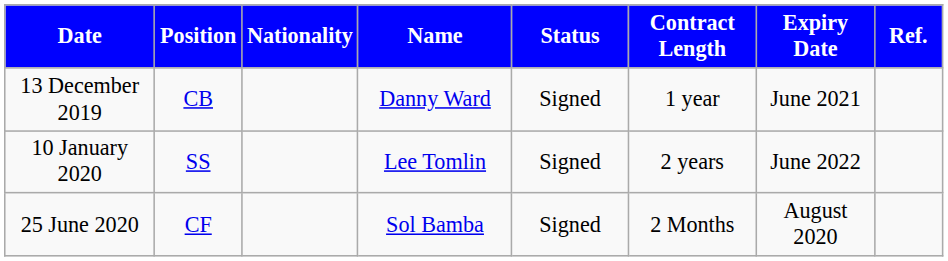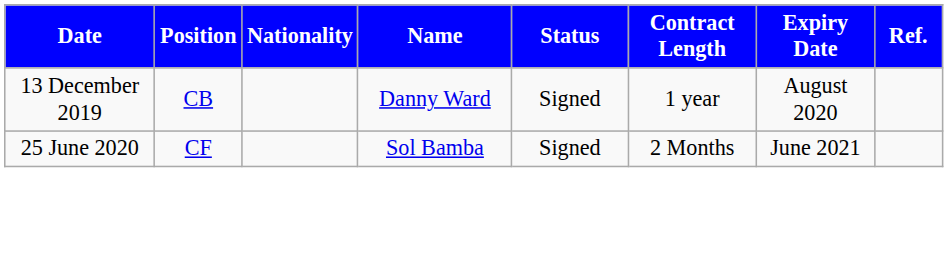(815, 99) June 2021 -> (815, 99) August 2020
- row: (80, 161)
(815, 224) August 2020 -> (815, 148) June 2021
